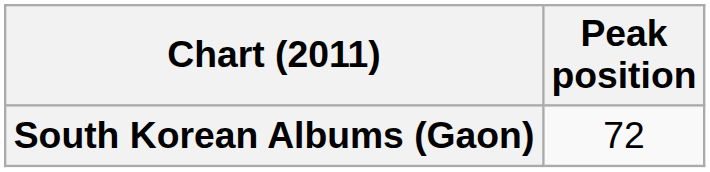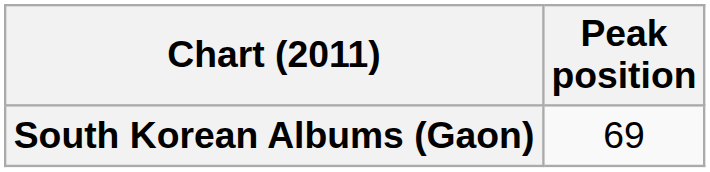(624, 135) 72 -> (624, 135) 69
